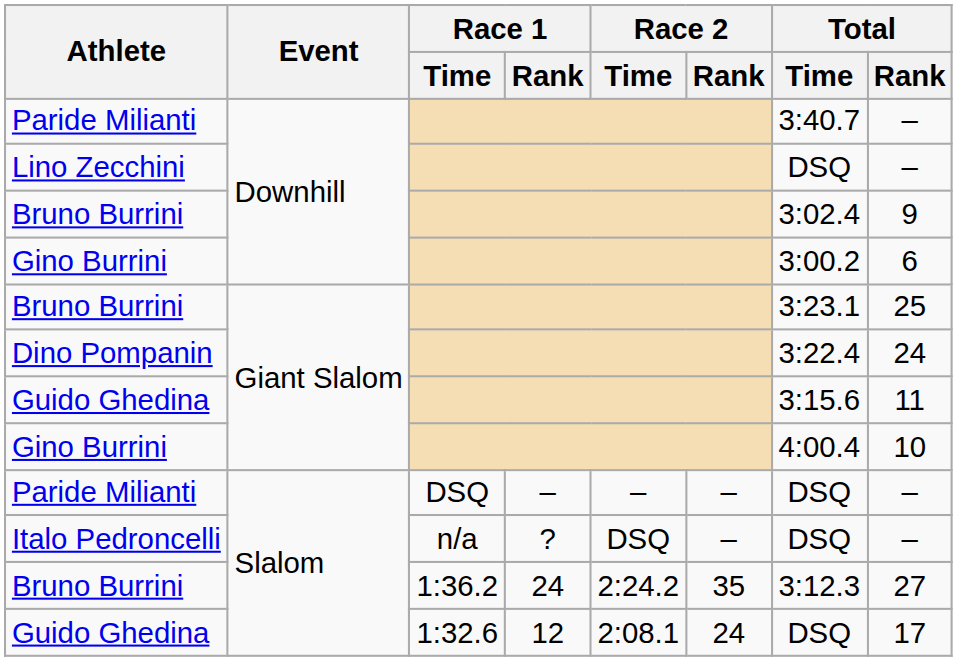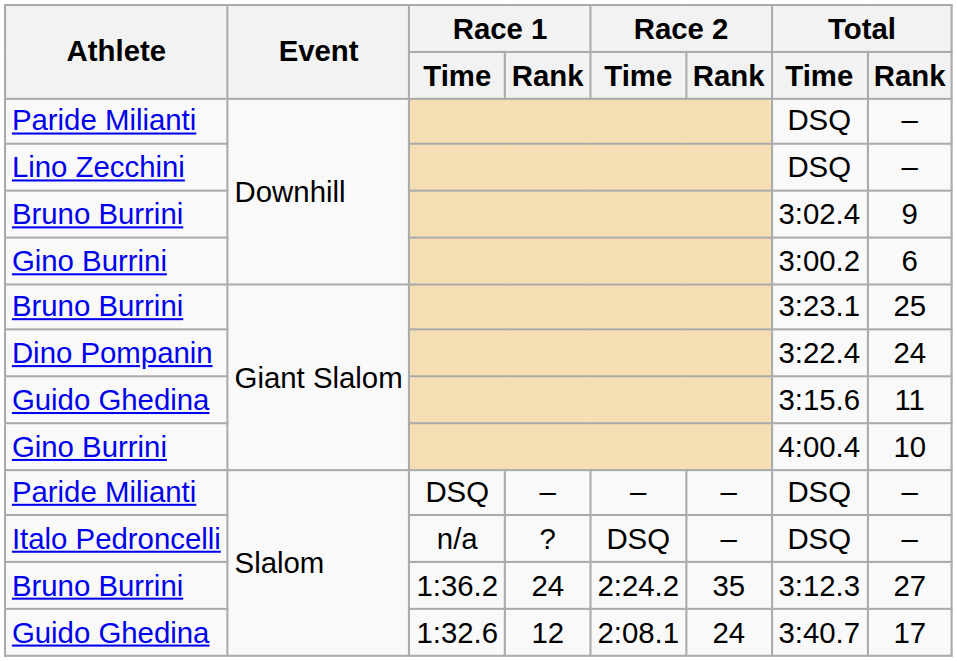(819, 121) 3:40.7 -> (819, 121) DSQ
(819, 632) DSQ -> (819, 632) 3:40.7
